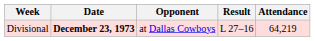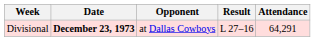(283, 28) 64,219 -> (283, 28) 64,291
